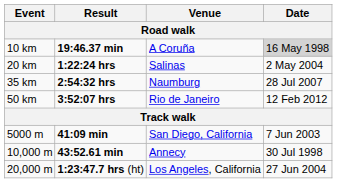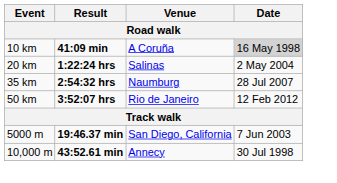(90, 48) 19:46.37 min -> (83, 48) 41:09 min
(83, 134) 41:09 min -> (90, 134) 19:46.37 min
- row: (30, 169)
